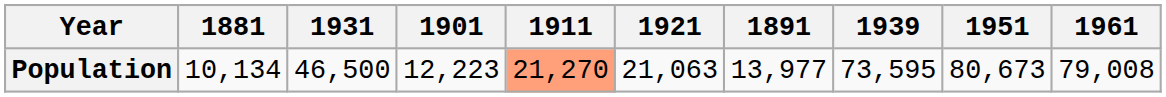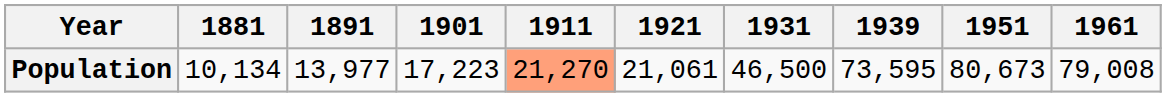columns swapped: (779, 27) <-> (342, 27)
(451, 70) 12,223 -> (451, 70) 17,223
(670, 70) 21,063 -> (670, 70) 21,061
